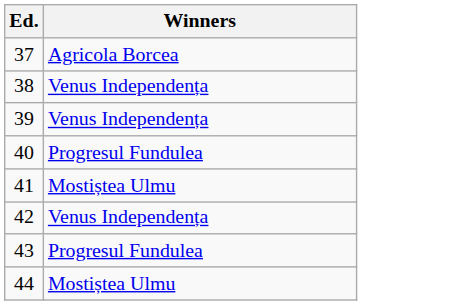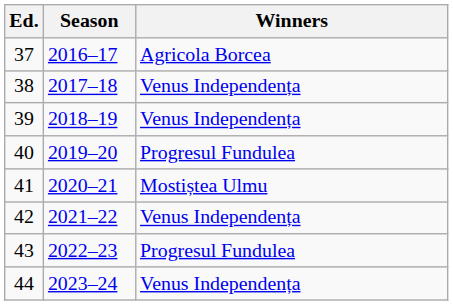+ column: (89, 21)
(112, 283) Mostiștea Ulmu -> (220, 283) Venus Independența
